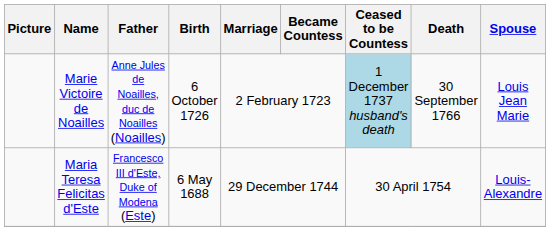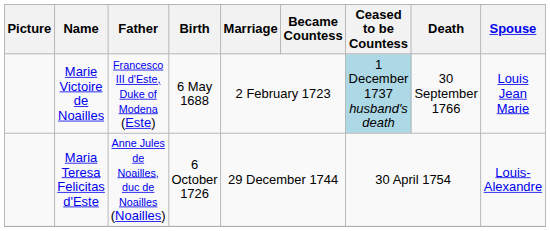(138, 101) Anne Jules de Noailles, duc de Noailles (Noailles) -> (138, 94) Francesco III d'Este, Duke of Modena (Este)
(195, 100) 6 October 1726 -> (195, 93) 6 May 1688
(138, 187) Francesco III d'Este, Duke of Modena (Este) -> (138, 180) Anne Jules de Noailles, duc de Noailles (Noailles)
(195, 187) 6 May 1688 -> (195, 179) 6 October 1726
